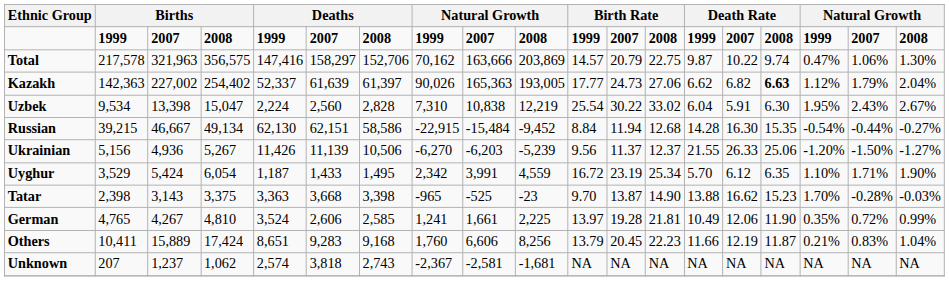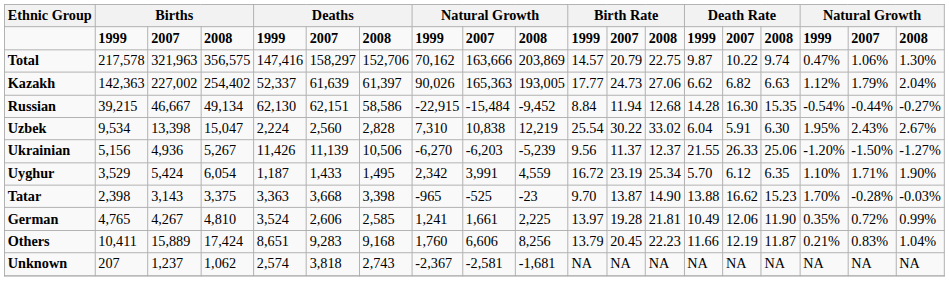(777, 83) bold -> (777, 83) normal
rows swapped: (32, 128) <-> (27, 106)
